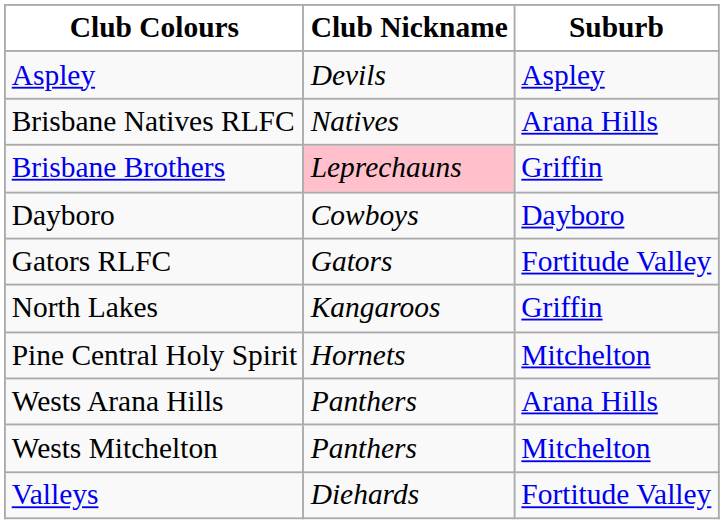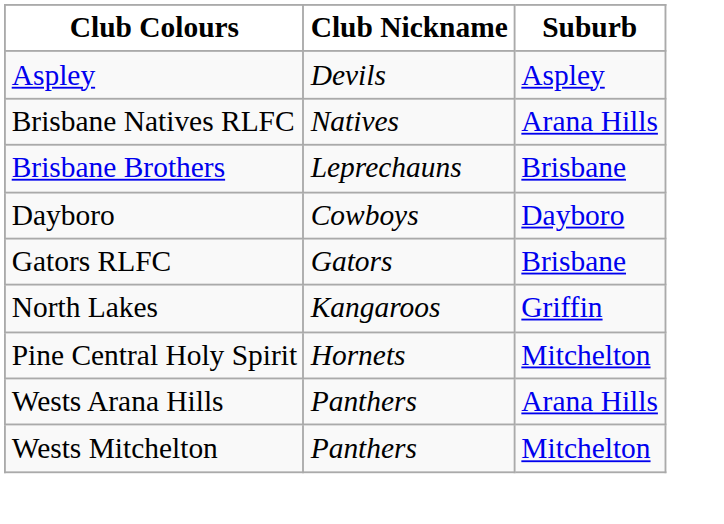(386, 167) pink background -> (386, 167) no background
(562, 167) Griffin -> (574, 167) Brisbane
(616, 261) Fortitude Valley -> (574, 261) Brisbane
- row: (55, 494)
